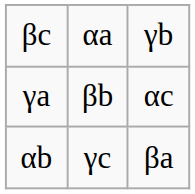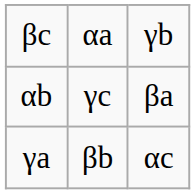rows swapped: (36, 96) <-> (36, 157)
